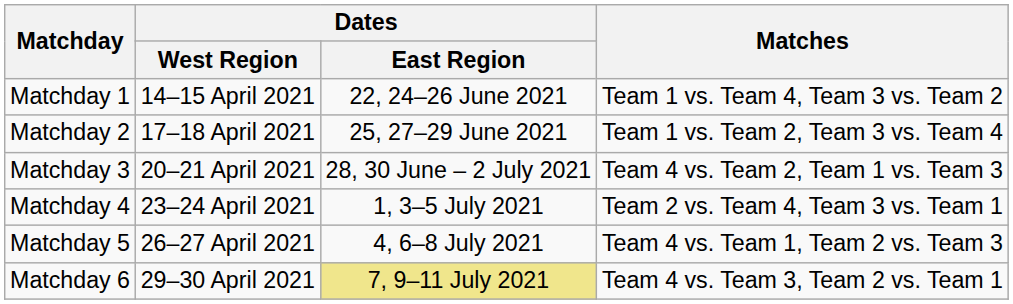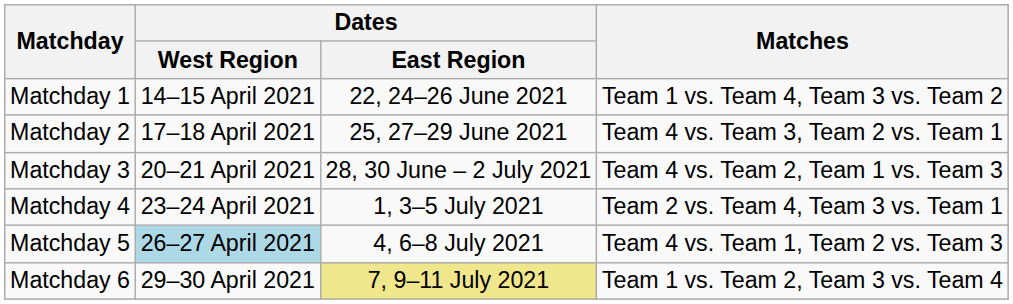(802, 133) Team 1 vs. Team 2, Team 3 vs. Team 4 -> (802, 133) Team 4 vs. Team 3, Team 2 vs. Team 1
(228, 243) no background -> (228, 243) lightblue background
(802, 280) Team 4 vs. Team 3, Team 2 vs. Team 1 -> (802, 280) Team 1 vs. Team 2, Team 3 vs. Team 4
